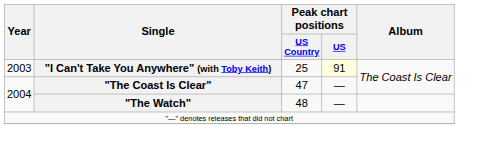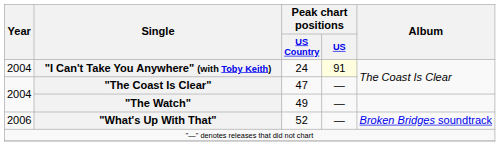(19, 68) 2003 -> (19, 68) 2004
(302, 68) 25 -> (302, 68) 24
(302, 103) 48 -> (302, 103) 49
+ row: (158, 120)
